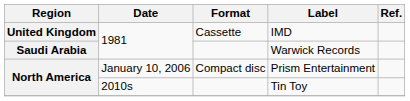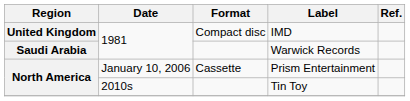(218, 31) Cassette -> (231, 31) Compact disc
(231, 68) Compact disc -> (218, 68) Cassette
